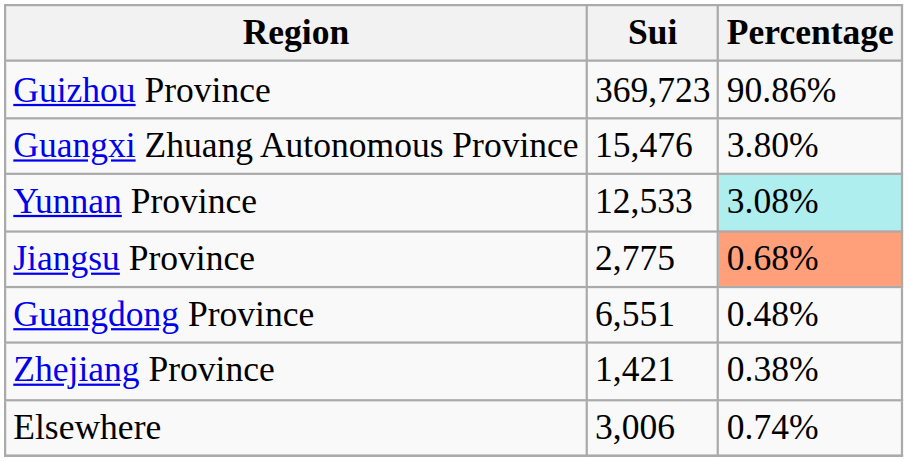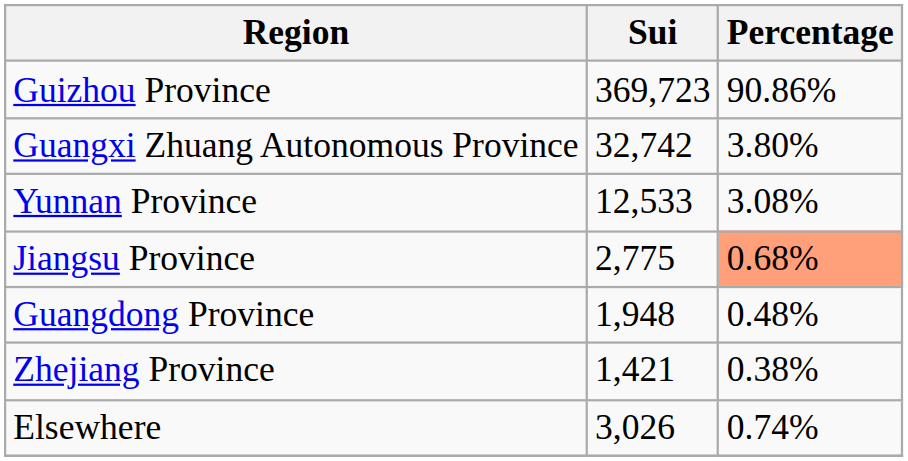(644, 145) 15,476 -> (644, 145) 32,742
(773, 201) paleturquoise background -> (773, 201) no background
(635, 314) 6,551 -> (635, 314) 1,948
(635, 426) 3,006 -> (635, 426) 3,026
